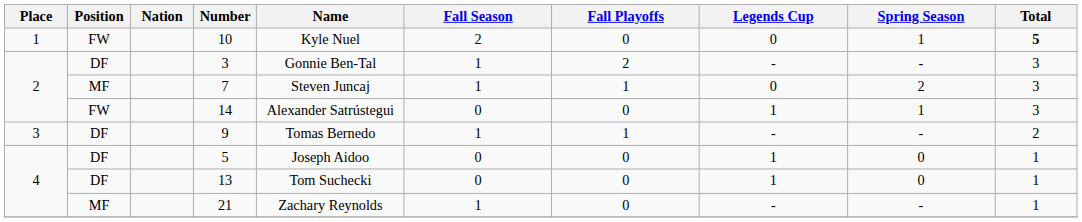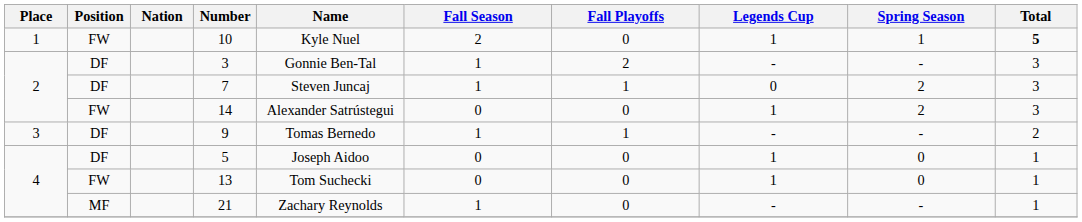(773, 40) 0 -> (773, 40) 1
(99, 87) MF -> (99, 87) DF
(921, 110) 1 -> (921, 110) 2
(99, 181) DF -> (99, 181) FW
